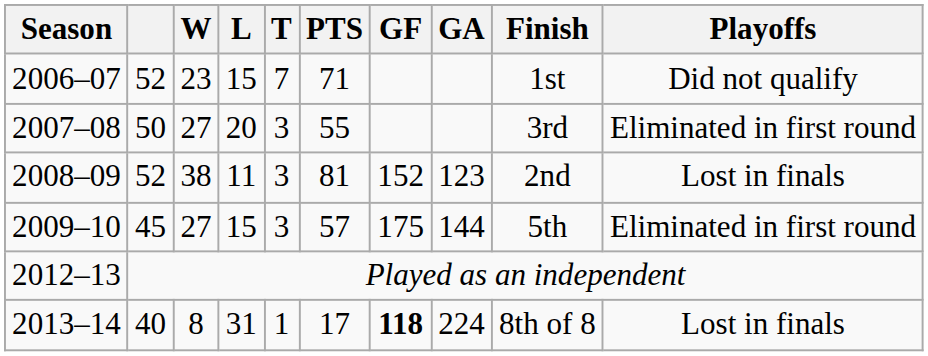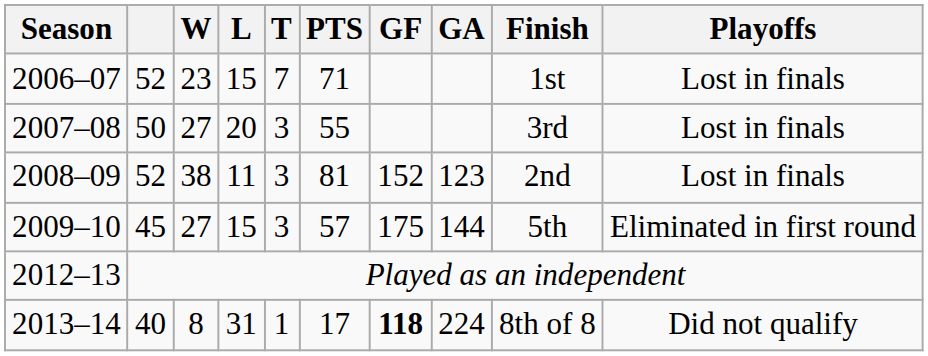(763, 78) Did not qualify -> (763, 78) Lost in finals
(763, 127) Eliminated in first round -> (763, 127) Lost in finals
(763, 324) Lost in finals -> (763, 324) Did not qualify
